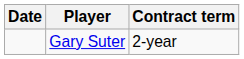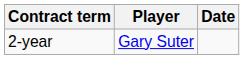columns swapped: (25, 16) <-> (184, 16)
